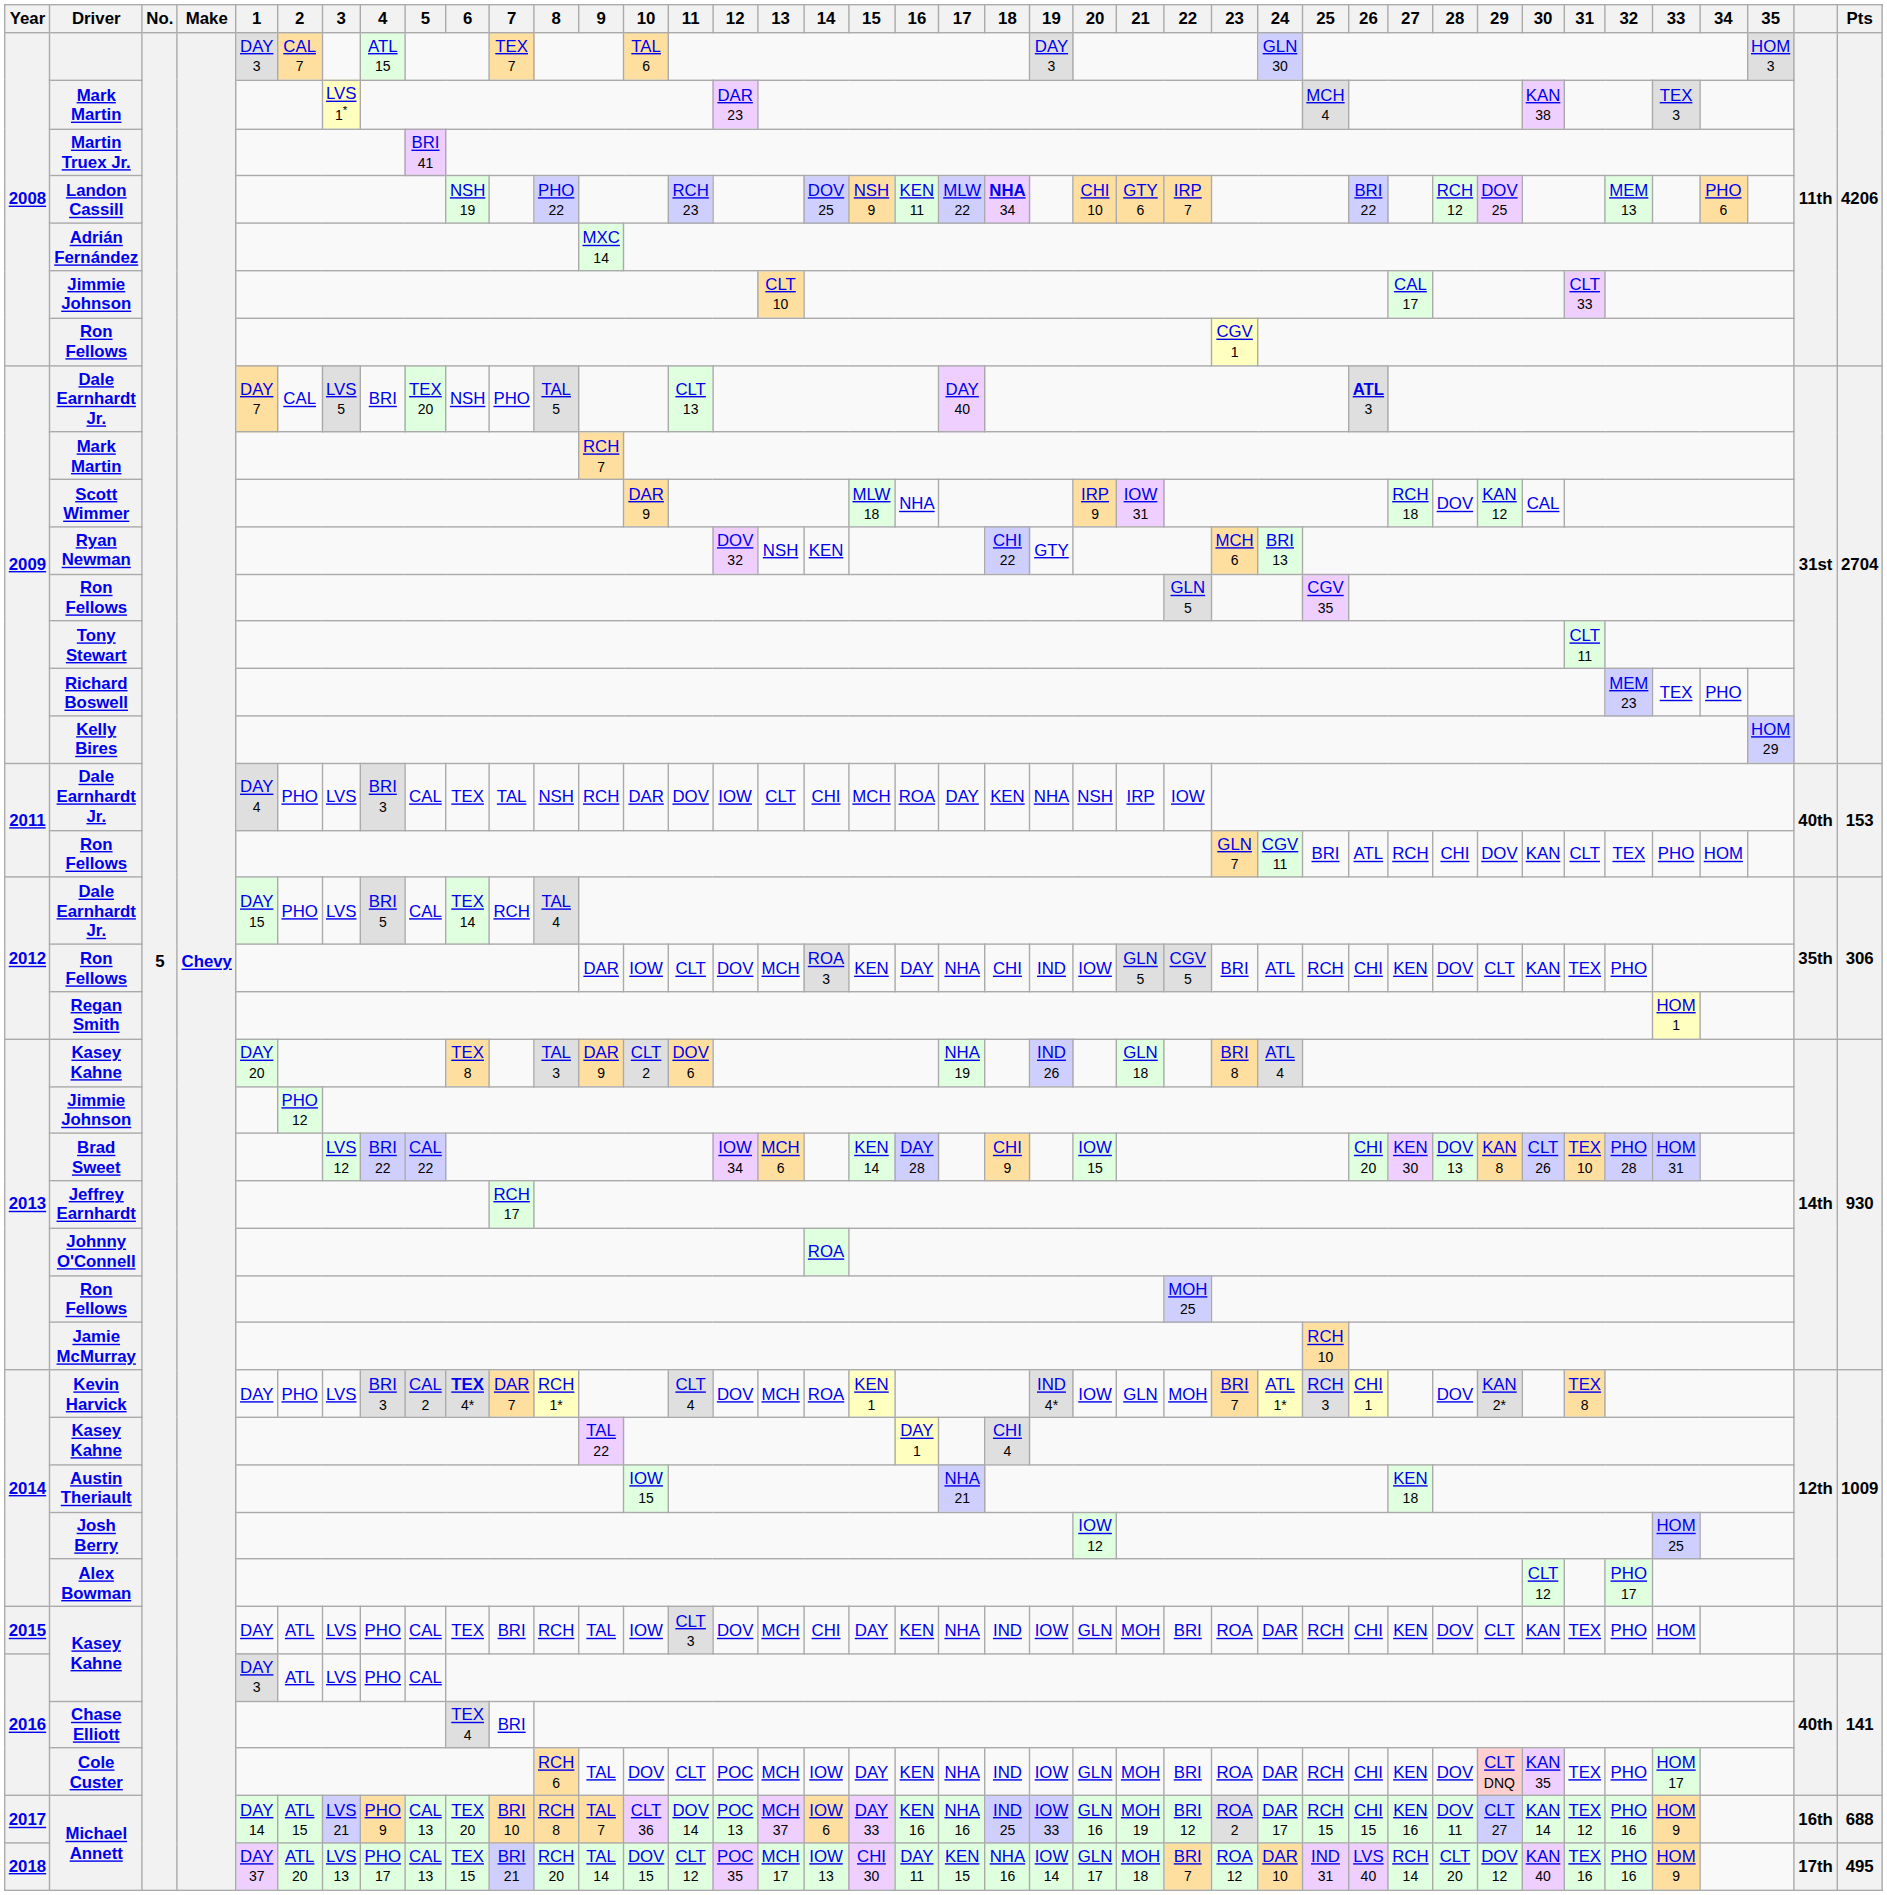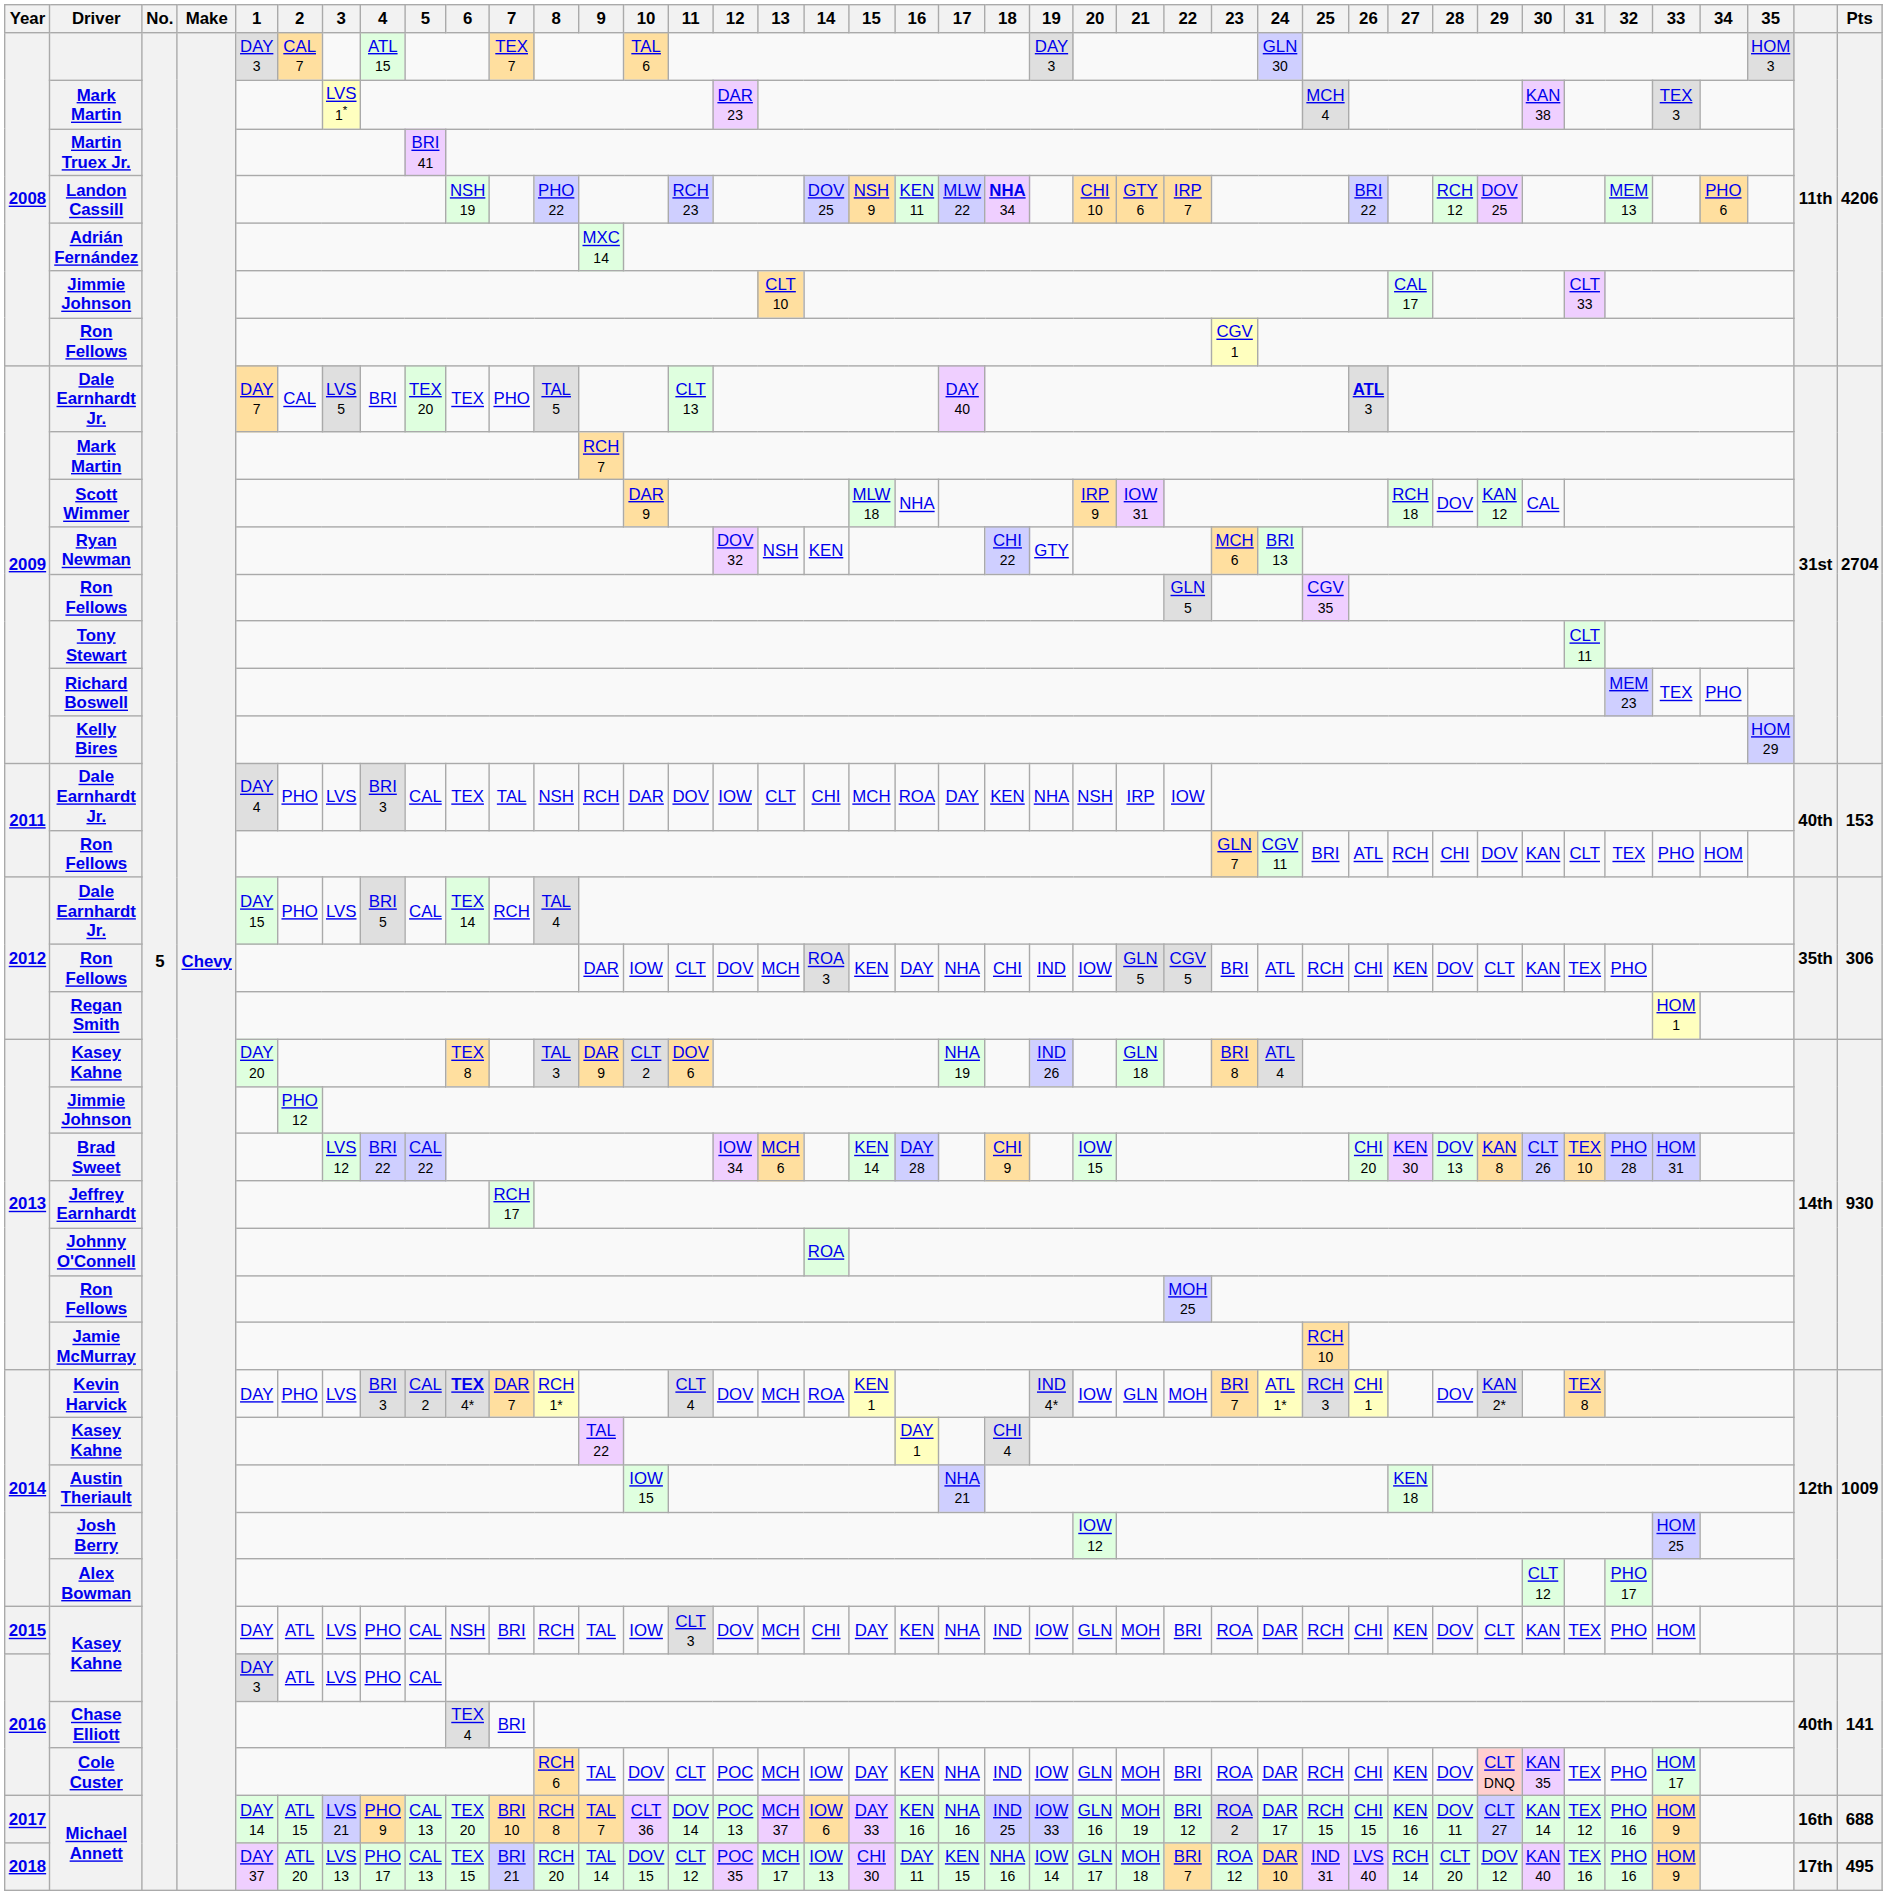(468, 399) NSH -> (468, 399) TEX
(468, 1630) TEX -> (468, 1630) NSH
